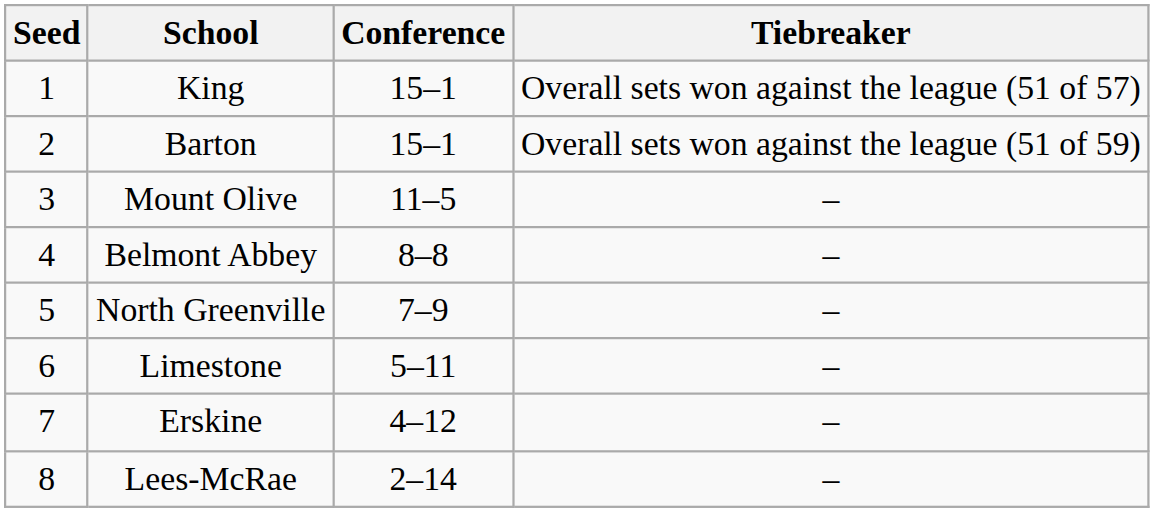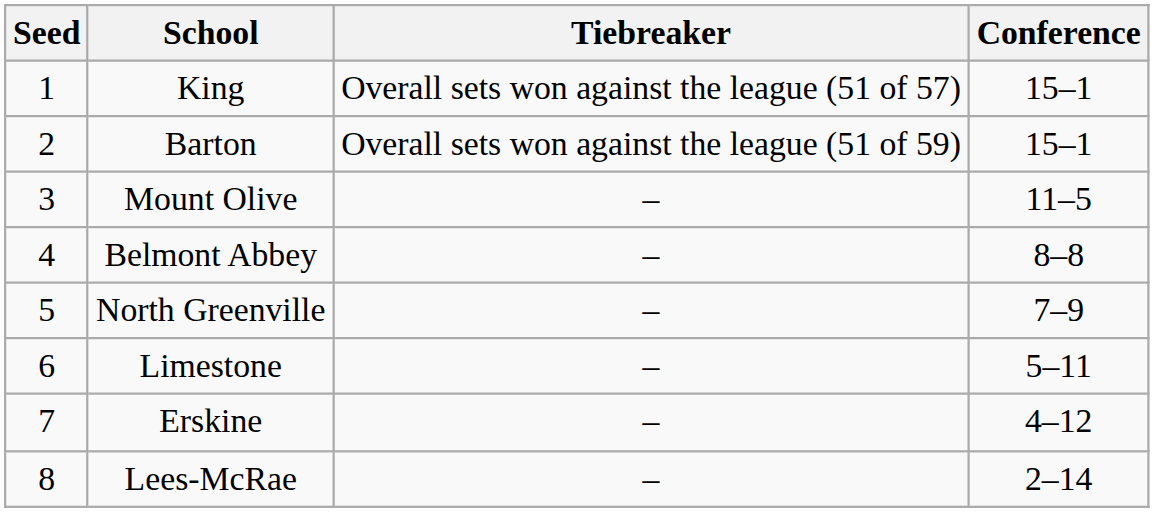columns swapped: (423, 32) <-> (831, 32)
